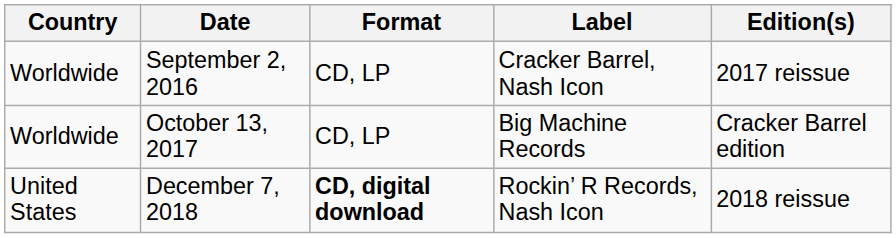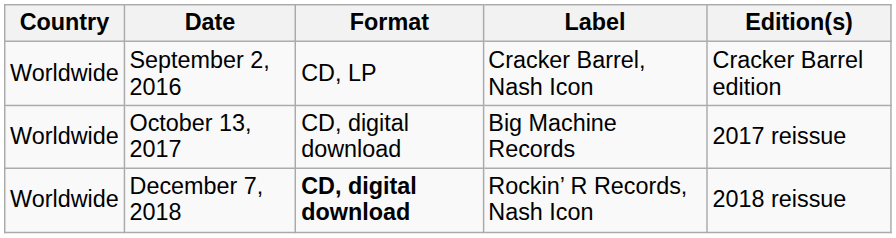(783, 73) 2017 reissue -> (788, 73) Cracker Barrel edition
(353, 136) CD, LP -> (355, 136) CD, digital download
(791, 136) Cracker Barrel edition -> (779, 136) 2017 reissue
(44, 199) United States -> (64, 199) Worldwide
